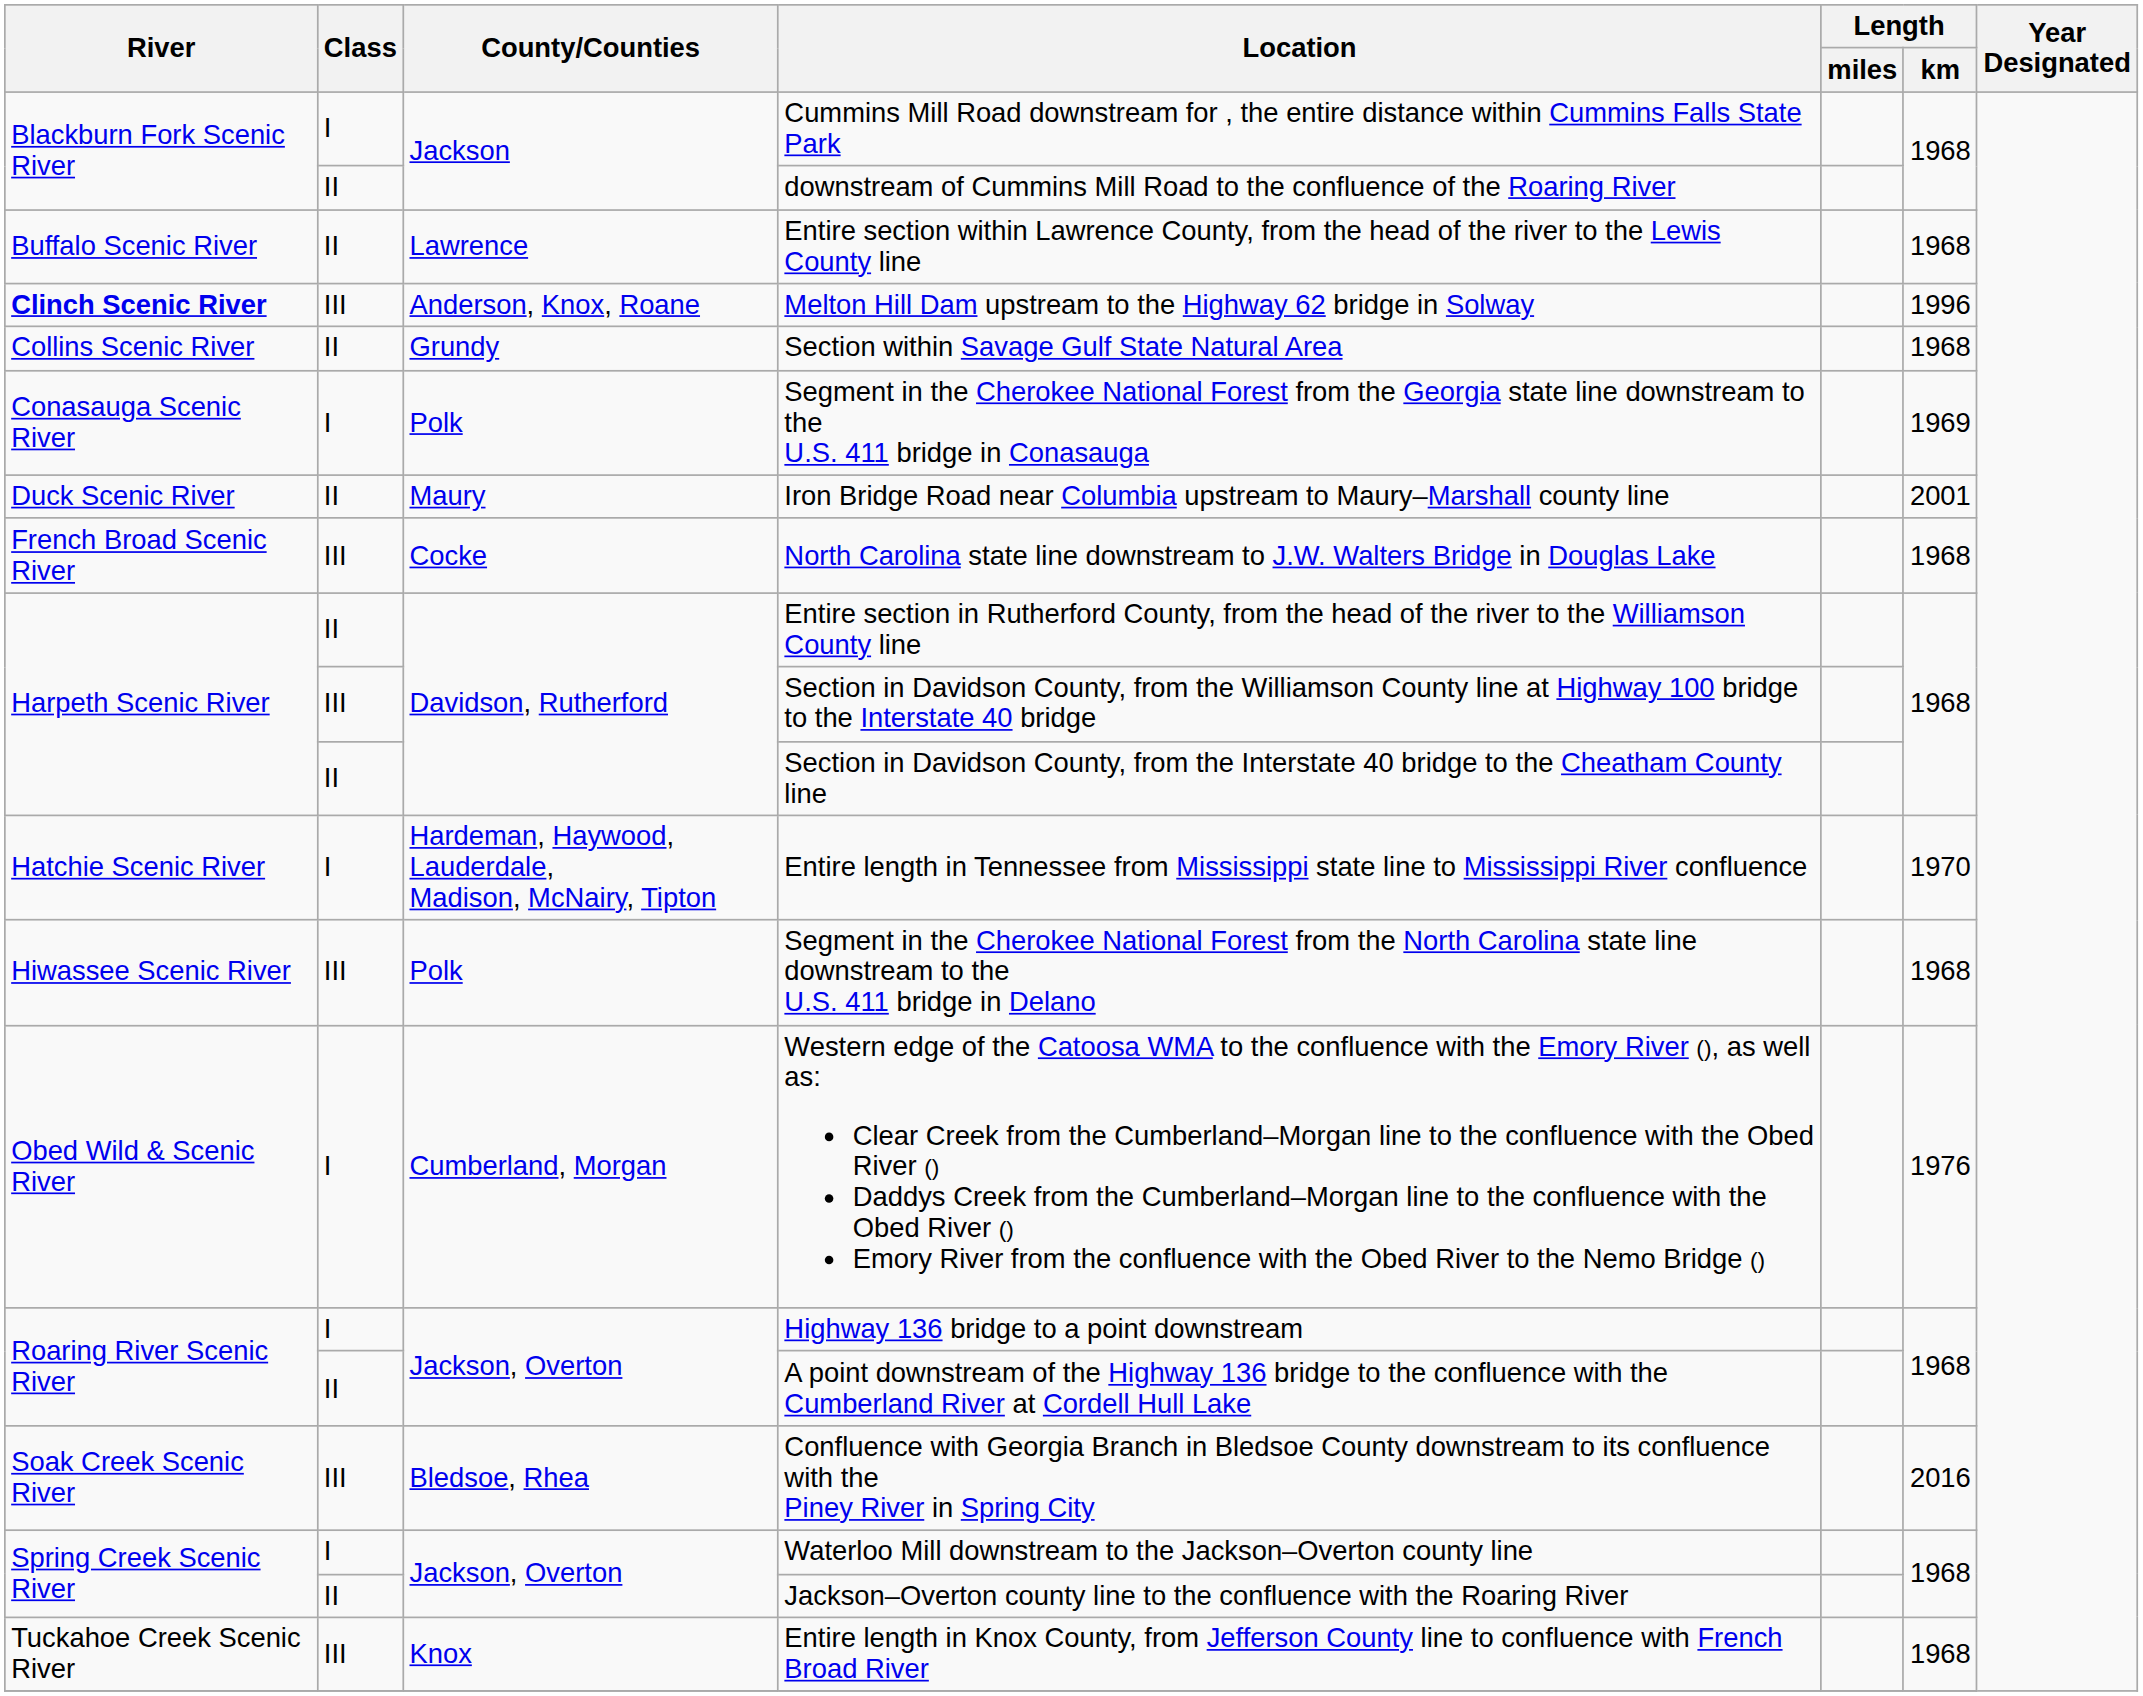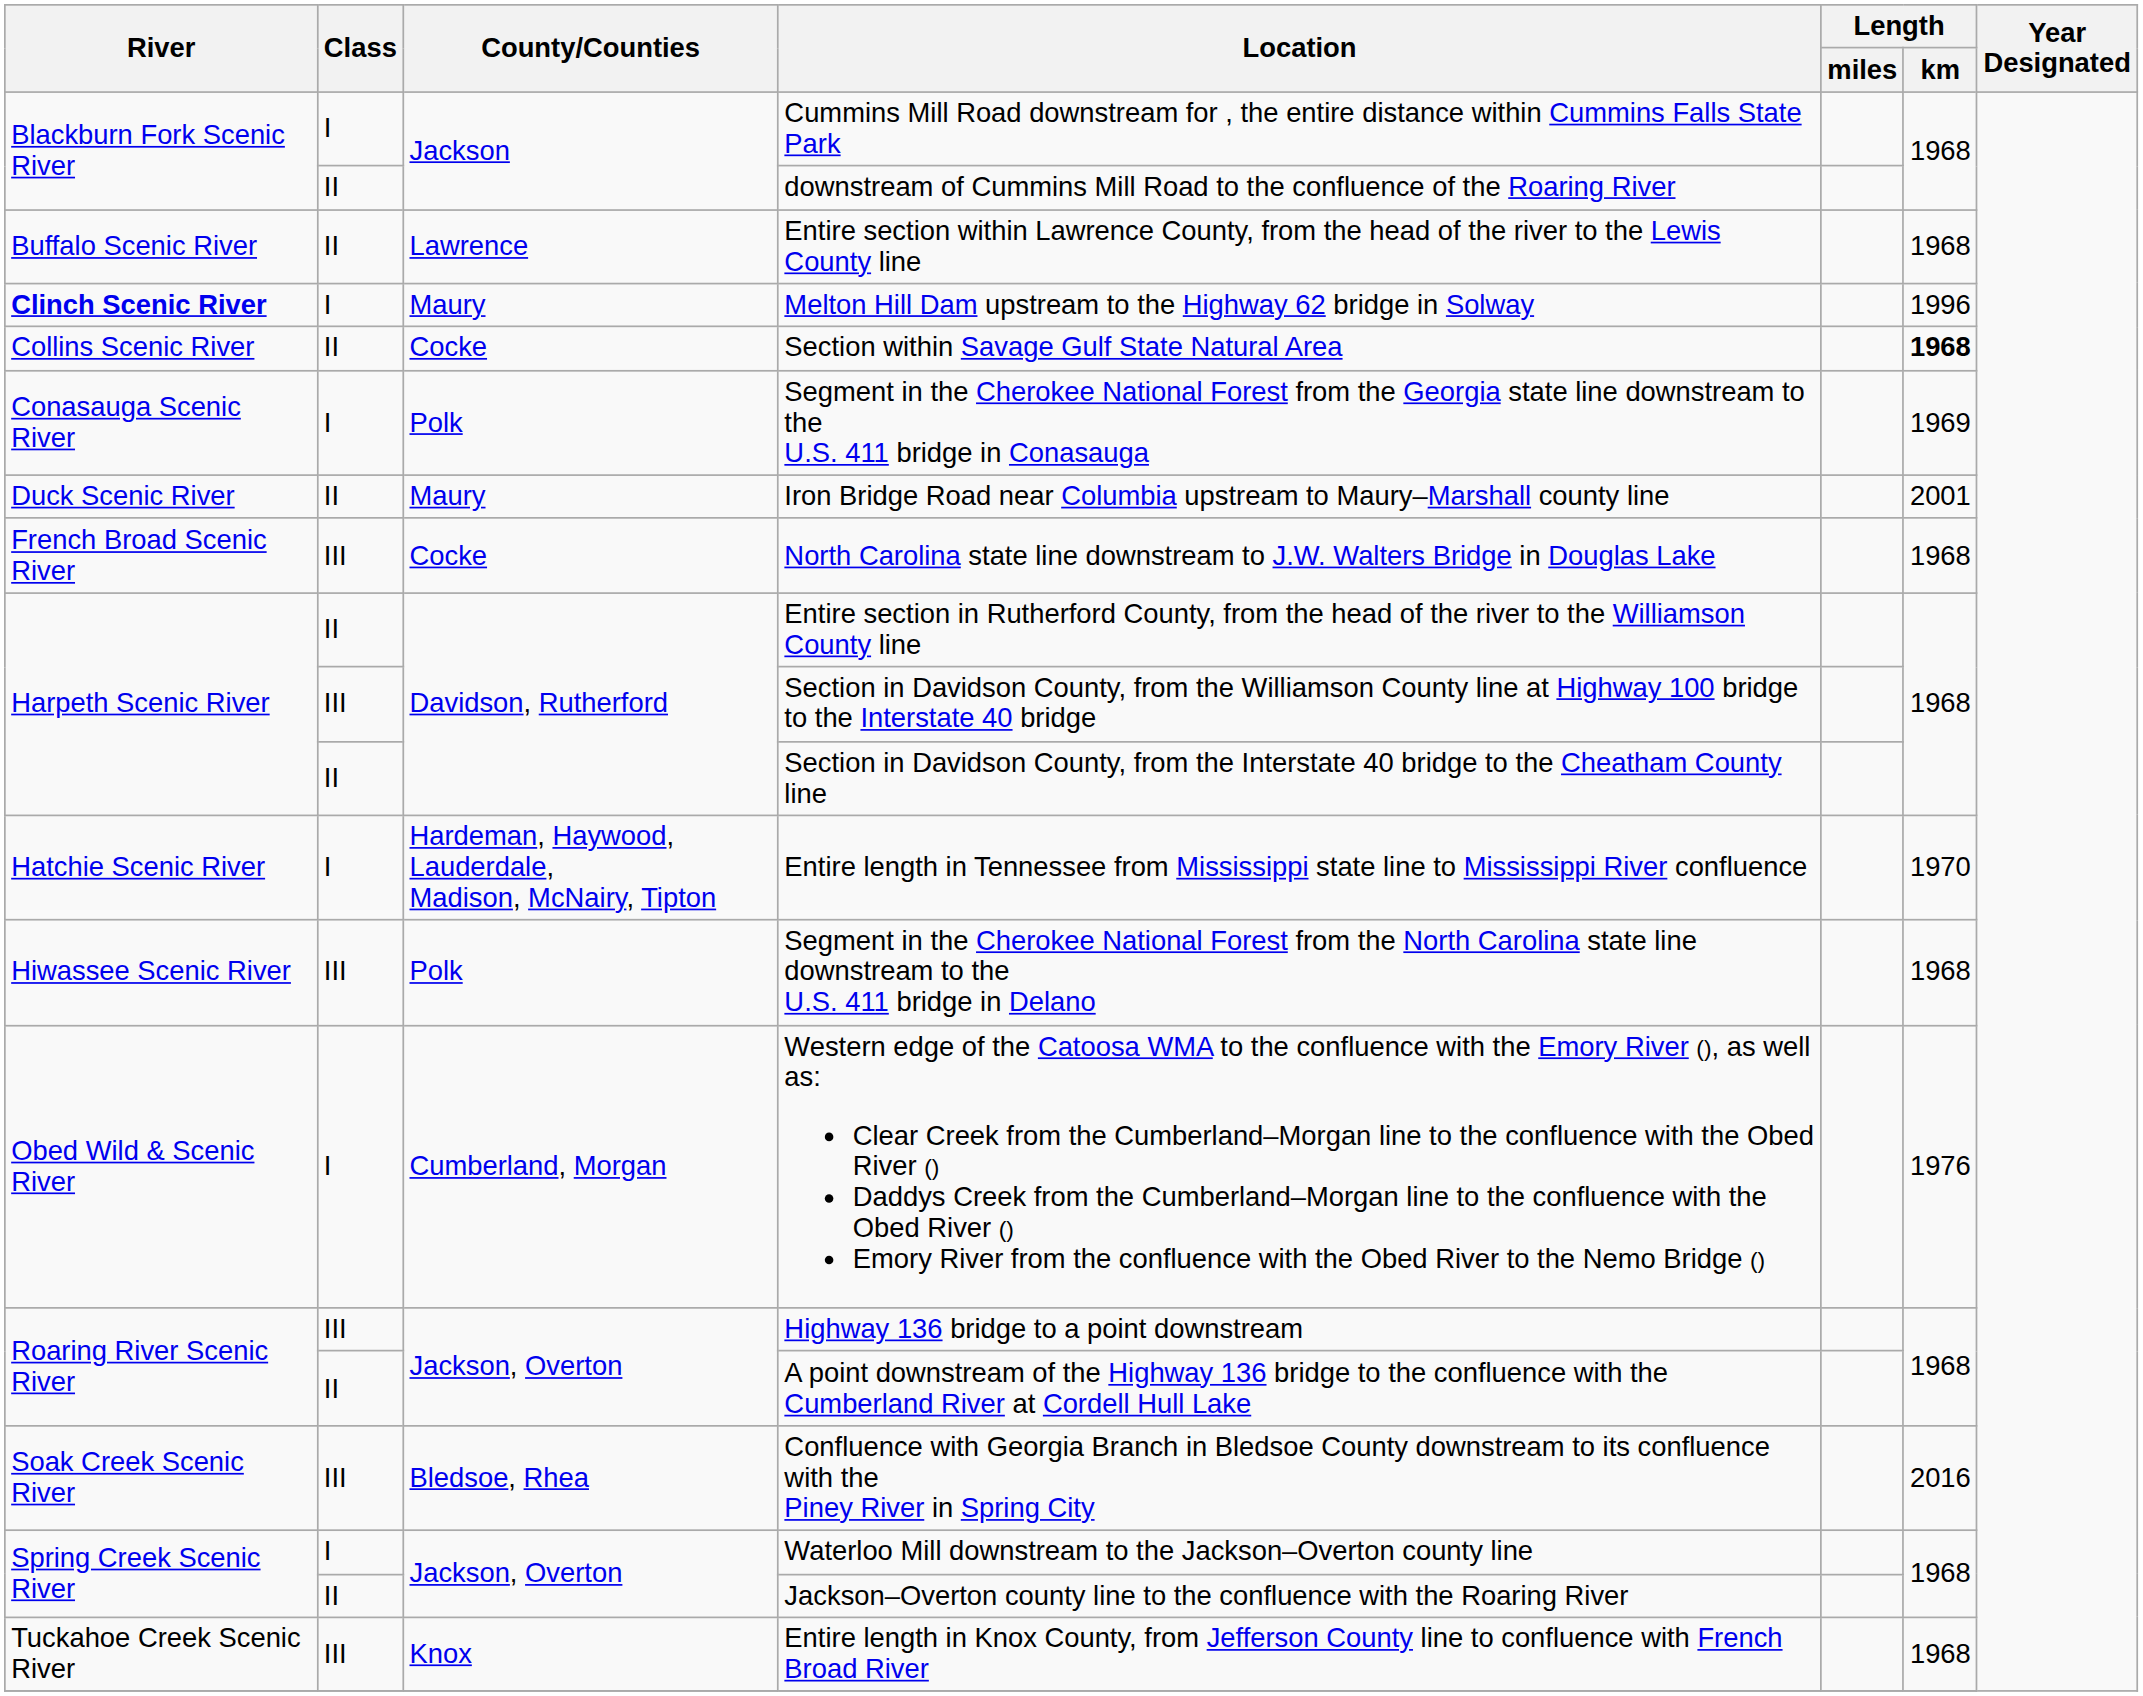(335, 304) III -> (328, 304) I
(555, 304) Anderson, Knox, Roane -> (447, 304) Maury
(454, 348) Grundy -> (448, 348) Cocke
(1940, 348) normal -> (1940, 348) bold
(328, 1329) I -> (335, 1329) III
